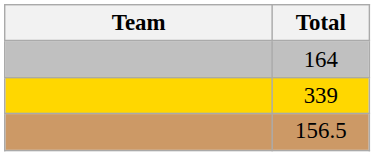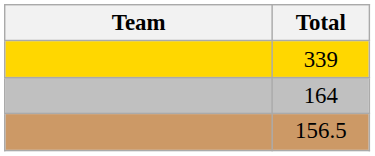rows swapped: (321, 95) <-> (321, 58)
